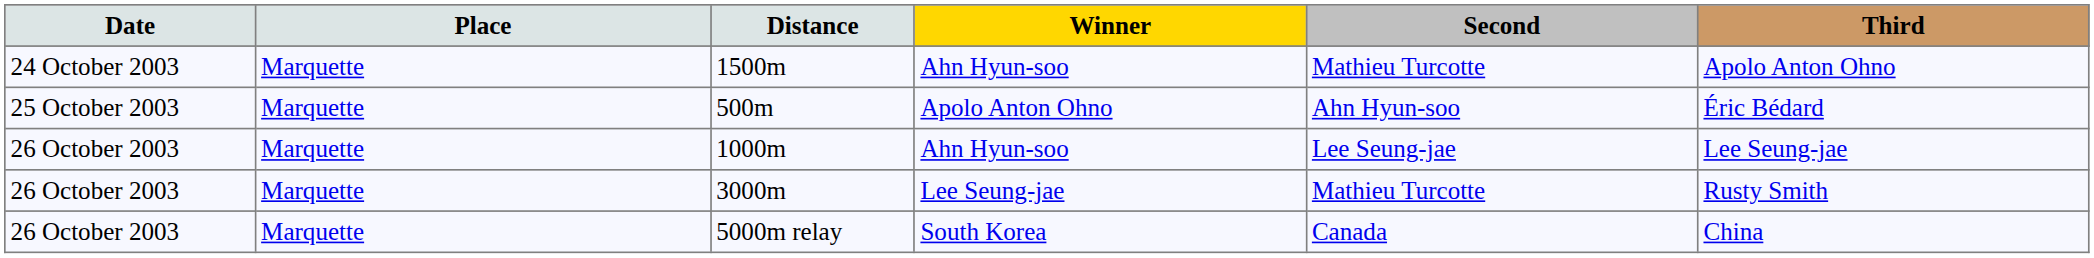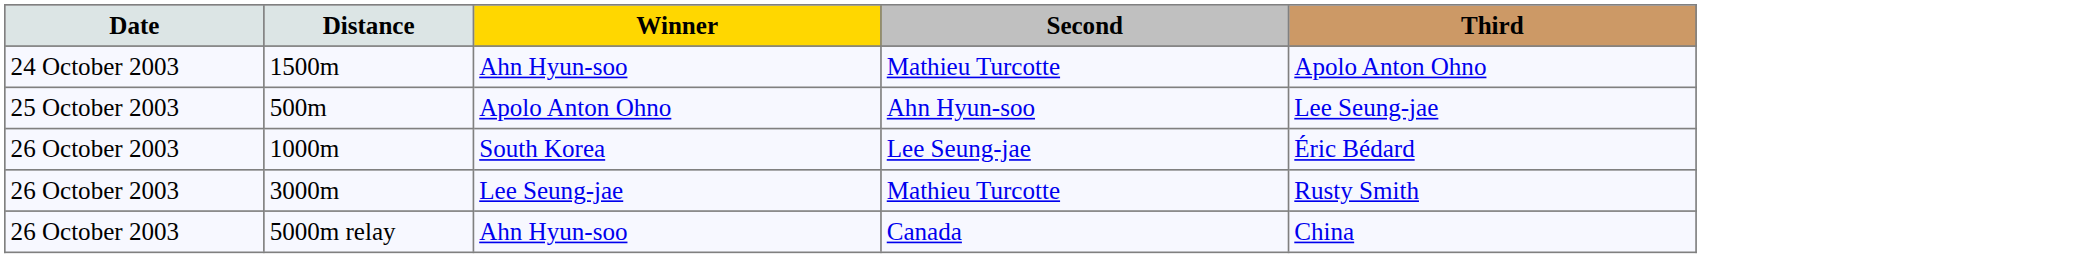- column: (483, 25)
(1764, 107) Éric Bédard -> (1366, 107) Lee Seung-jae
(995, 148) Ahn Hyun-soo -> (542, 148) South Korea
(1775, 148) Lee Seung-jae -> (1354, 148) Éric Bédard
(983, 231) South Korea -> (553, 231) Ahn Hyun-soo
